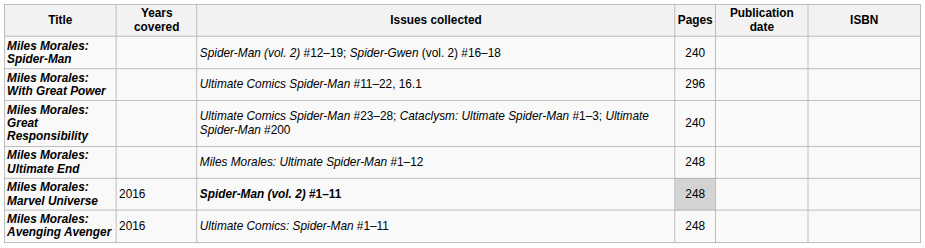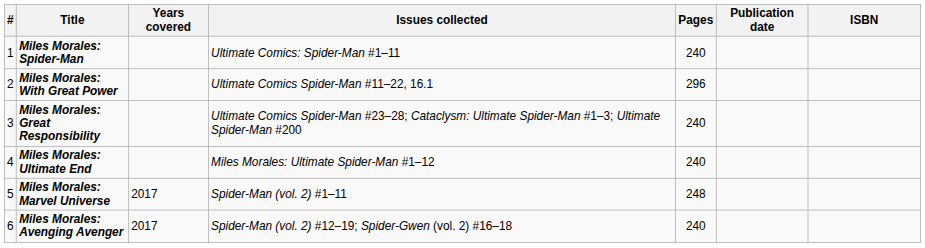+ column: (10, 20)
(350, 52) Spider-Man (vol. 2) #12–19; Spider-Gwen (vol. 2) #16–18 -> (306, 52) Ultimate Comics: Spider-Man #1–11
(695, 162) 248 -> (696, 162) 240
(132, 194) 2016 -> (144, 194) 2017
(271, 194) bold -> (279, 194) normal
(695, 194) lightgrey background -> (696, 194) no background
(132, 226) 2016 -> (144, 226) 2017
(294, 226) Ultimate Comics: Spider-Man #1–11 -> (362, 226) Spider-Man (vol. 2) #12–19; Spider-Gwen (vol. 2) #16–18
(695, 226) 248 -> (696, 226) 240
